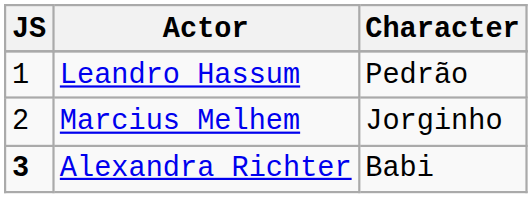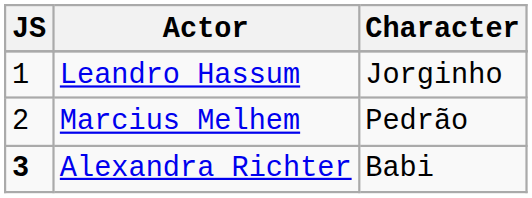(417, 75) Pedrão -> (434, 75) Jorginho
(434, 122) Jorginho -> (417, 122) Pedrão
